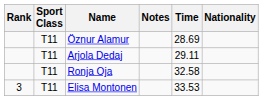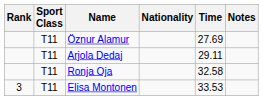columns swapped: (230, 18) <-> (156, 18)
(187, 39) 28.69 -> (210, 39) 27.69
